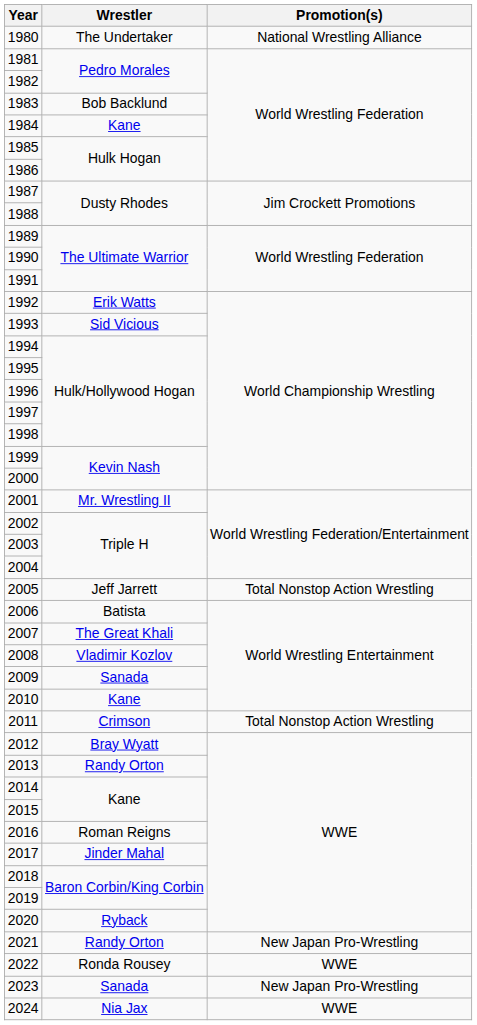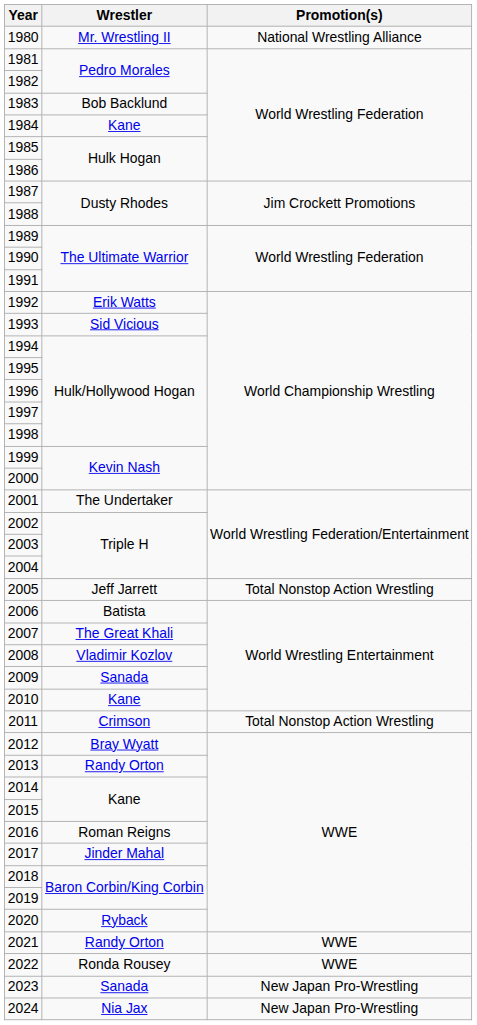(124, 37) The Undertaker -> (124, 37) Mr. Wrestling II
(124, 501) Mr. Wrestling II -> (124, 501) The Undertaker
(339, 942) New Japan Pro-Wrestling -> (339, 942) WWE
(339, 1008) WWE -> (339, 1008) New Japan Pro-Wrestling
